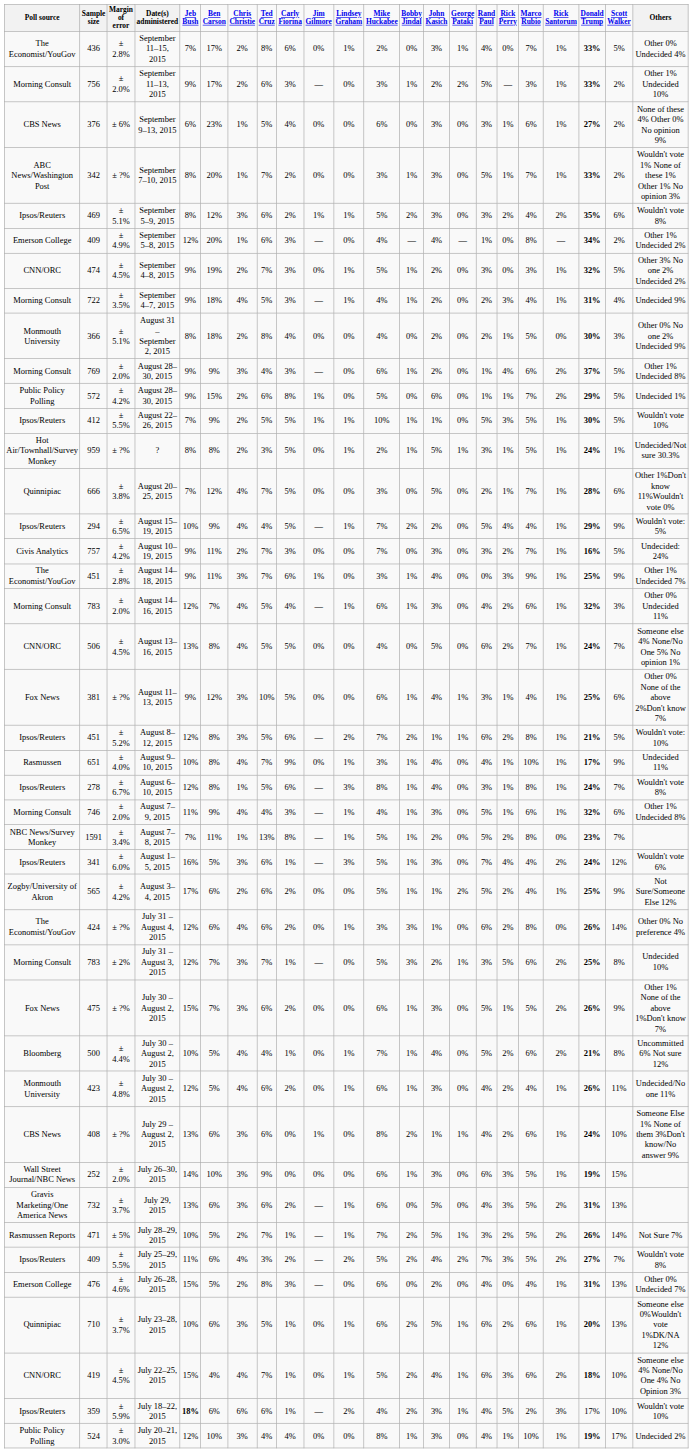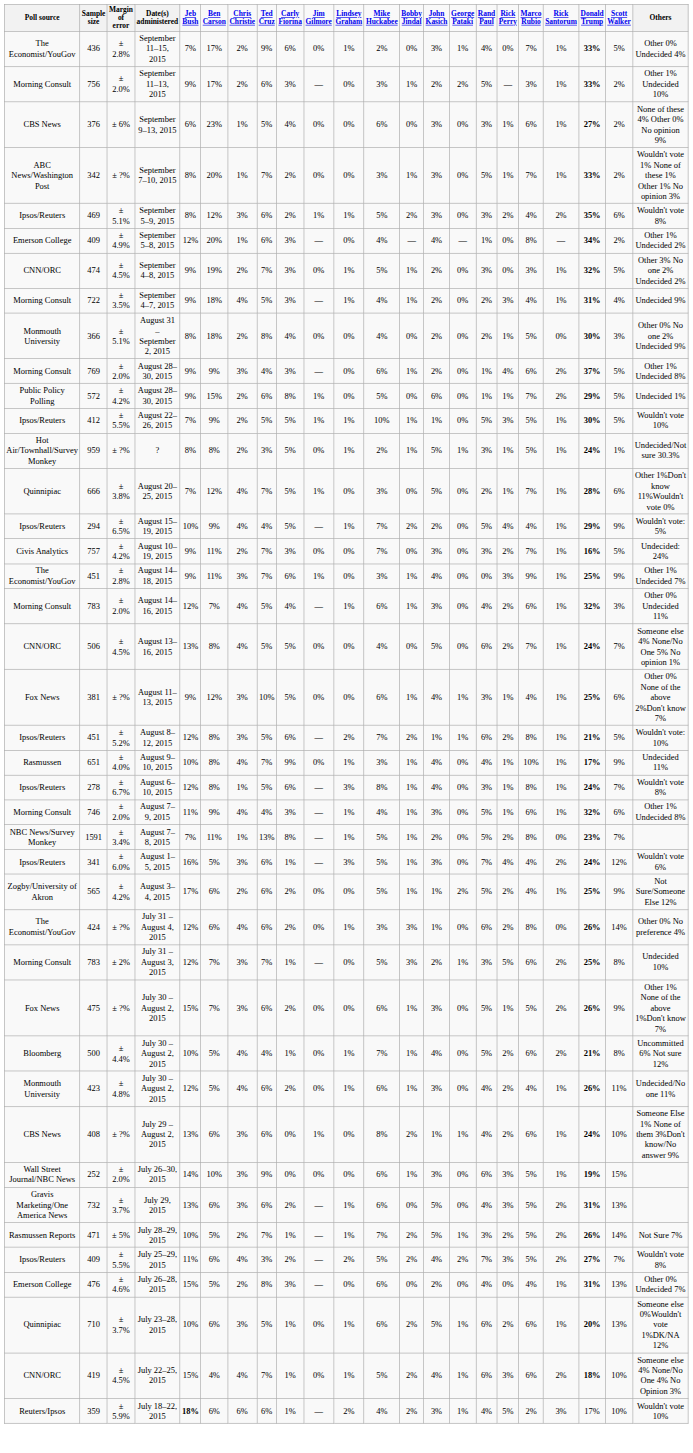(267, 49) 8% -> (267, 49) 9%
(319, 491) 0% -> (319, 491) 1%
(42, 1411) Ipsos/Reuters -> (42, 1411) Reuters/Ipsos
- row: (94, 1436)
